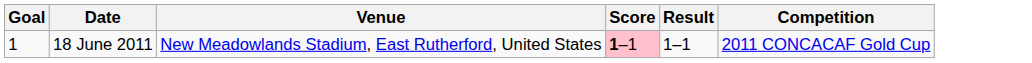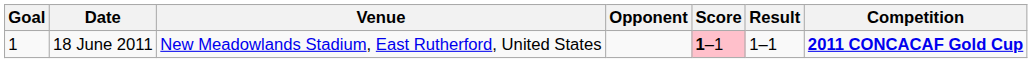+ column: (648, 17)
(826, 44) normal -> (916, 44) bold
